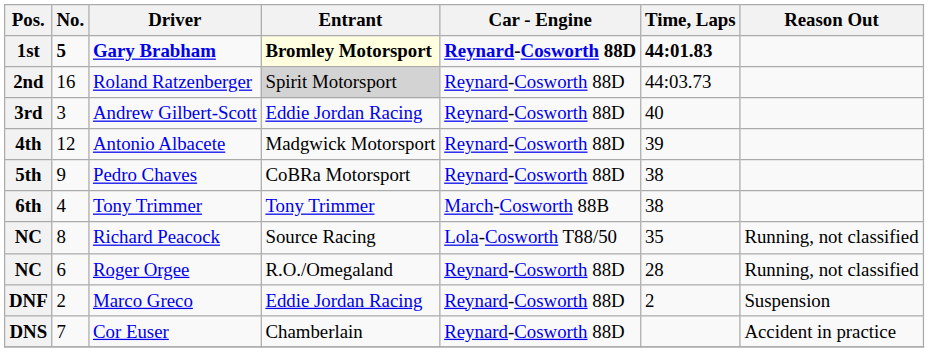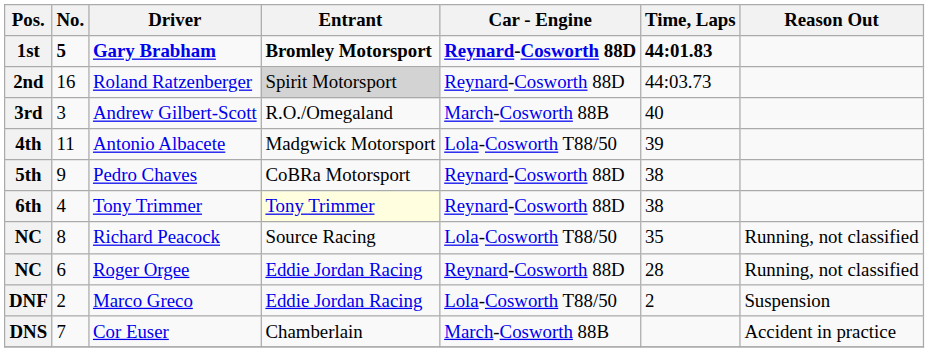(349, 51) lightyellow background -> (349, 51) no background
(344, 113) Eddie Jordan Racing -> (329, 113) R.O./Omegaland
(534, 113) Reynard-Cosworth 88D -> (527, 113) March-Cosworth 88B
(66, 144) 12 -> (66, 144) 11
(534, 144) Reynard-Cosworth 88D -> (531, 144) Lola-Cosworth T88/50
(320, 206) no background -> (320, 206) lightyellow background
(527, 206) March-Cosworth 88B -> (534, 206) Reynard-Cosworth 88D
(329, 268) R.O./Omegaland -> (344, 268) Eddie Jordan Racing
(534, 299) Reynard-Cosworth 88D -> (531, 299) Lola-Cosworth T88/50
(534, 331) Reynard-Cosworth 88D -> (527, 331) March-Cosworth 88B
